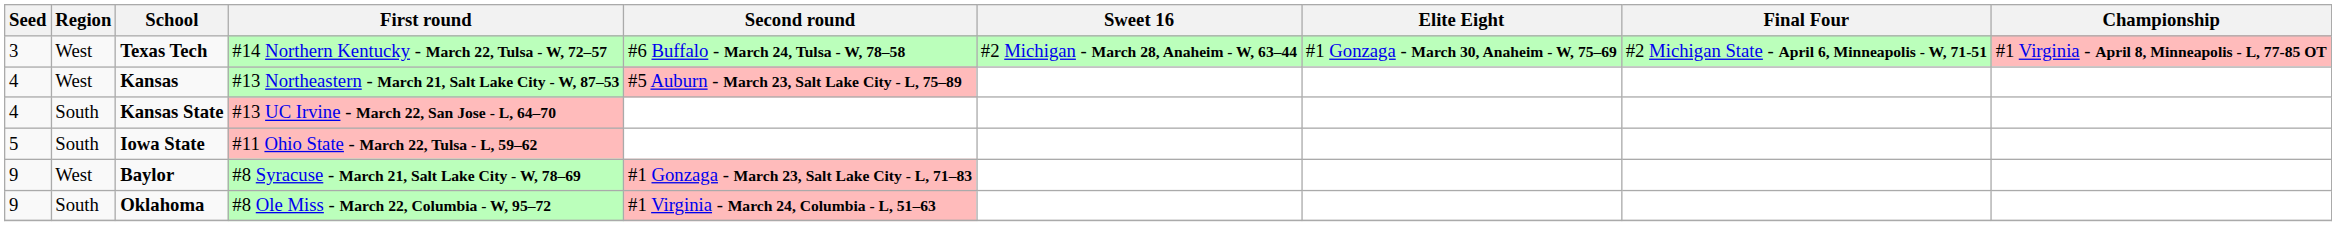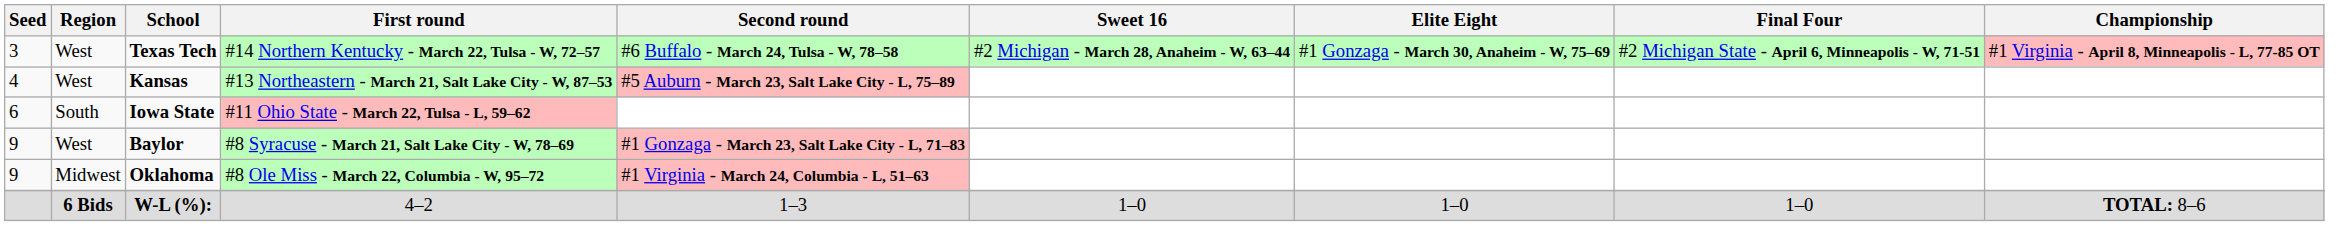- row: (172, 112)
(14, 143) 5 -> (14, 112) 6
(77, 205) South -> (88, 174) Midwest
+ row: (173, 205)
